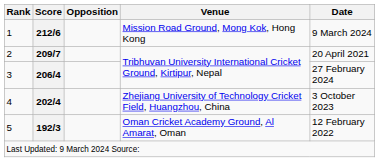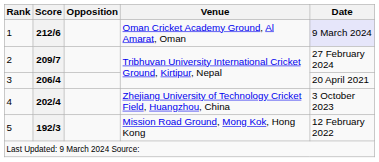(209, 33) Mission Road Ground, Mong Kok, Hong Kong -> (198, 33) Oman Cricket Academy Ground, Al Amarat, Oman
(342, 33) no background -> (342, 33) lavender background
(341, 54) 20 April 2021 -> (338, 59) 27 February 2024
(338, 75) 27 February 2024 -> (341, 80) 20 April 2021
(198, 128) Oman Cricket Academy Ground, Al Amarat, Oman -> (209, 128) Mission Road Ground, Mong Kok, Hong Kong
